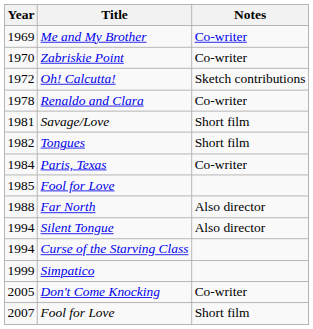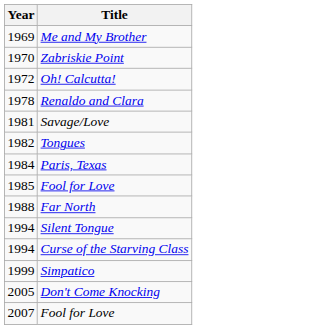- column: (250, 15)
